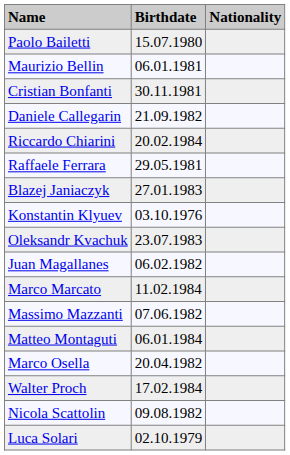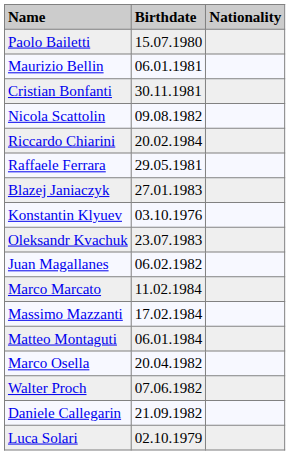rows swapped: (65, 115) <-> (57, 412)
(169, 313) 07.06.1982 -> (169, 313) 17.02.1984
(169, 388) 17.02.1984 -> (169, 388) 07.06.1982
